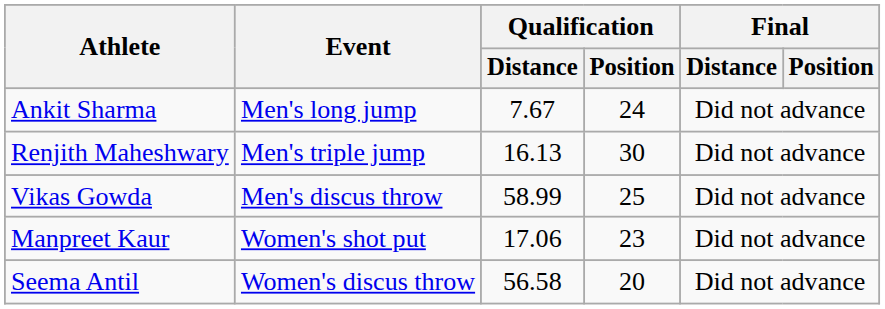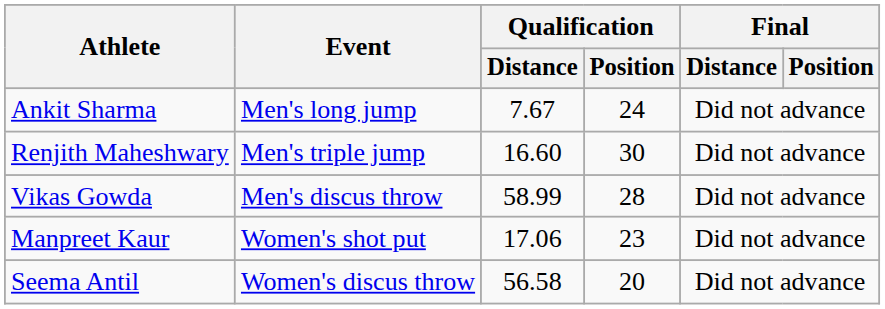(532, 153) 16.13 -> (532, 153) 16.60
(632, 196) 25 -> (632, 196) 28
